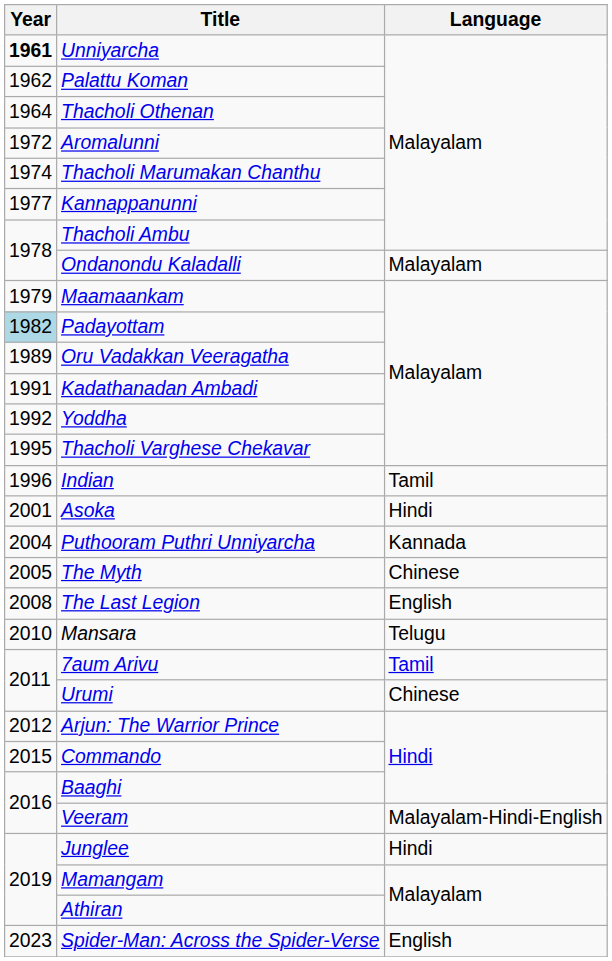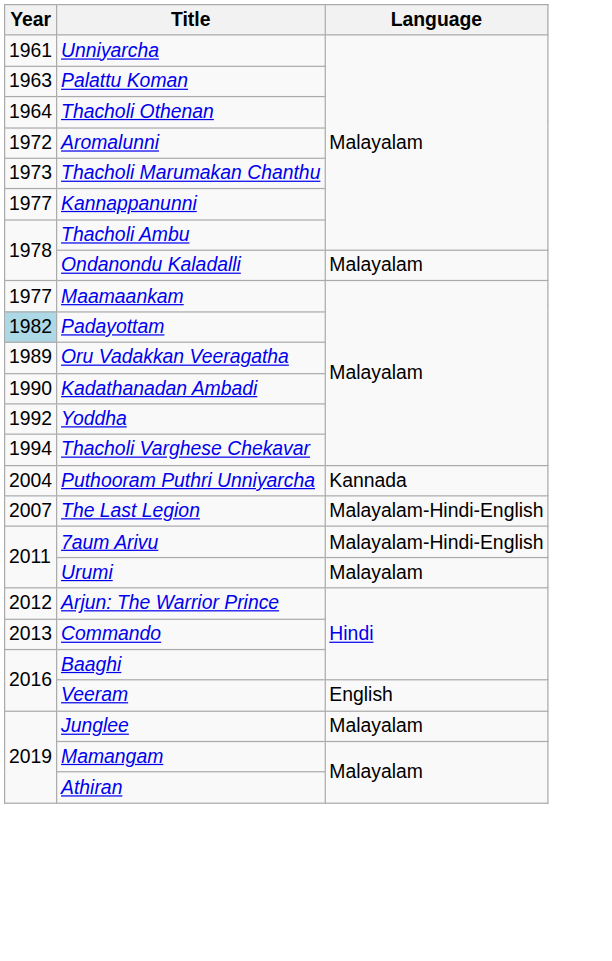(31, 50) bold -> (31, 50) normal
(31, 81) 1962 -> (31, 81) 1963
(31, 173) 1974 -> (31, 173) 1973
(31, 296) 1979 -> (31, 296) 1977
(31, 388) 1991 -> (31, 388) 1990
(31, 449) 1995 -> (31, 449) 1994
- row: (87, 480)
- row: (88, 511)
- row: (101, 572)
(31, 603) 2008 -> (31, 511) 2007
(420, 603) English -> (436, 511) Malayalam-Hindi-English
- row: (99, 633)
(411, 664) Tamil -> (436, 541) Malayalam-Hindi-English
(424, 695) Chinese -> (376, 572) Malayalam
(31, 756) 2015 -> (31, 633) 2013
(496, 818) Malayalam-Hindi-English -> (361, 695) English
(411, 848) Hindi -> (376, 726) Malayalam
- row: (220, 940)
